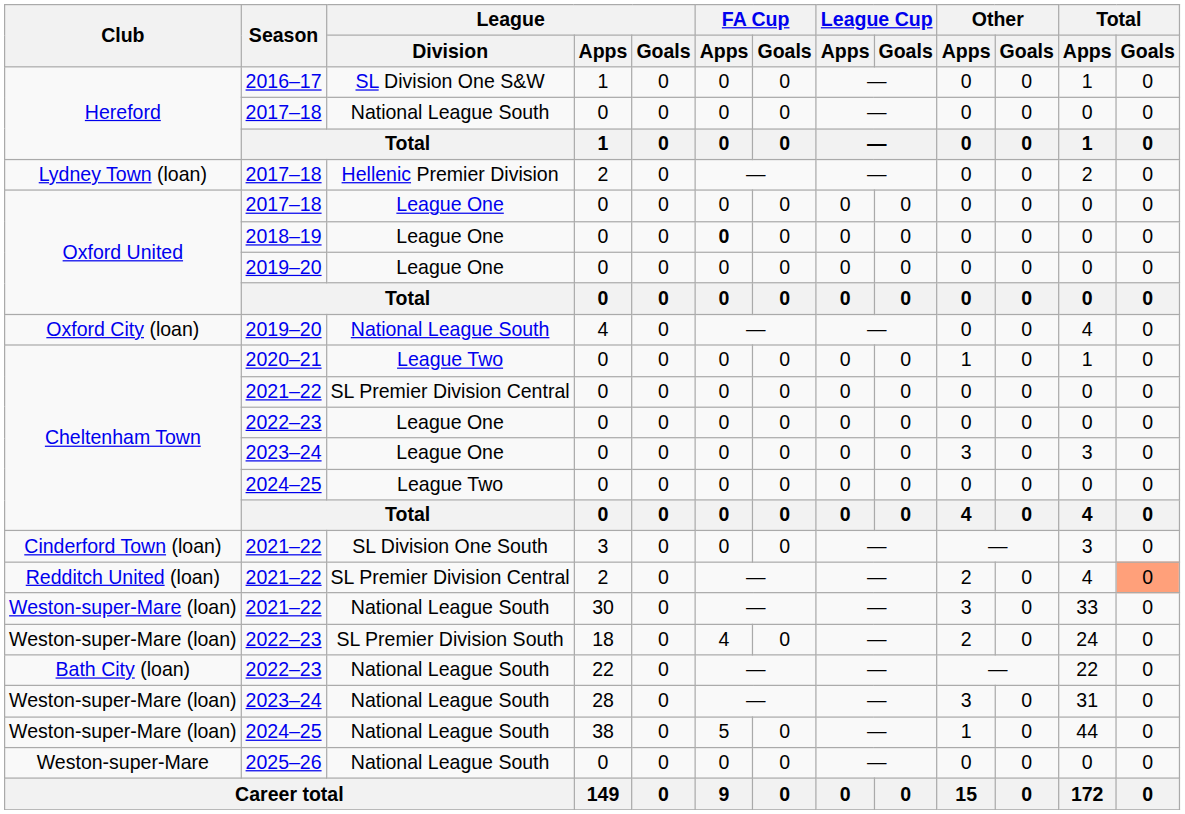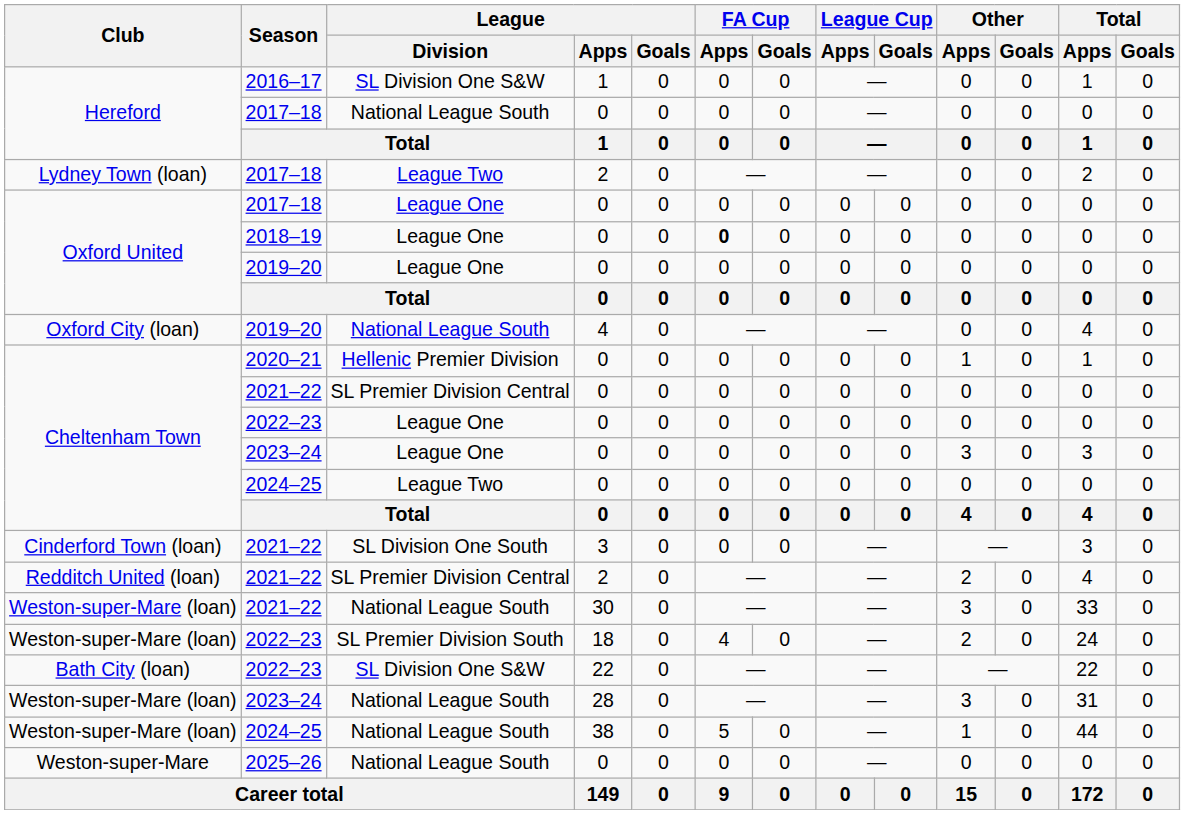(450, 174) Hellenic Premier Division -> (450, 174) League Two
(450, 360) League Two -> (450, 360) Hellenic Premier Division
(1148, 577) lightsalmon background -> (1148, 577) no background
(450, 670) National League South -> (450, 670) SL Division One S&W
